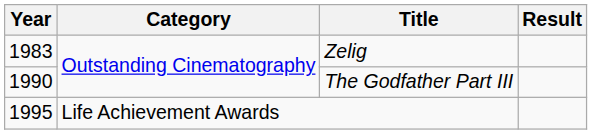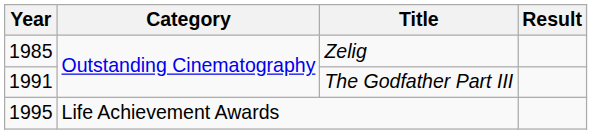(31, 50) 1983 -> (31, 50) 1985
(31, 81) 1990 -> (31, 81) 1991
